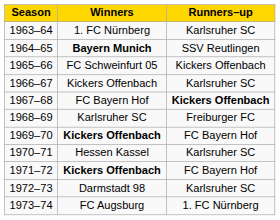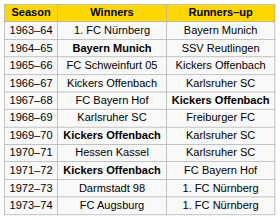(221, 30) Karlsruher SC -> (221, 30) Bayern Munich
(221, 135) FC Bayern Hof -> (221, 135) Karlsruher SC
(221, 188) Karlsruher SC -> (221, 188) 1. FC Nürnberg
